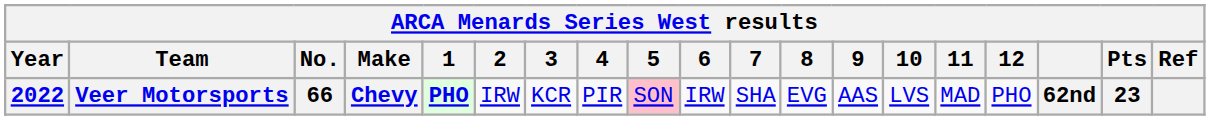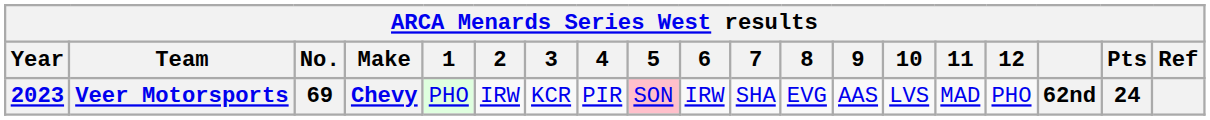(37, 95) 2022 -> (37, 95) 2023
(320, 95) 66 -> (320, 95) 69
(449, 95) bold -> (449, 95) normal
(1127, 95) 23 -> (1127, 95) 24
